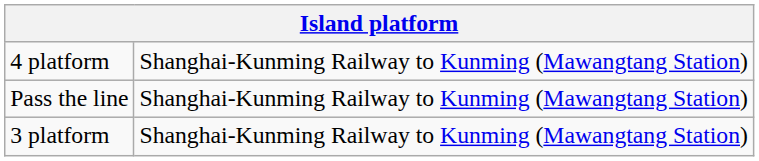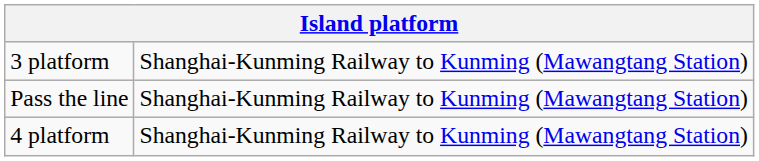rows swapped: (60, 135) <-> (60, 60)
